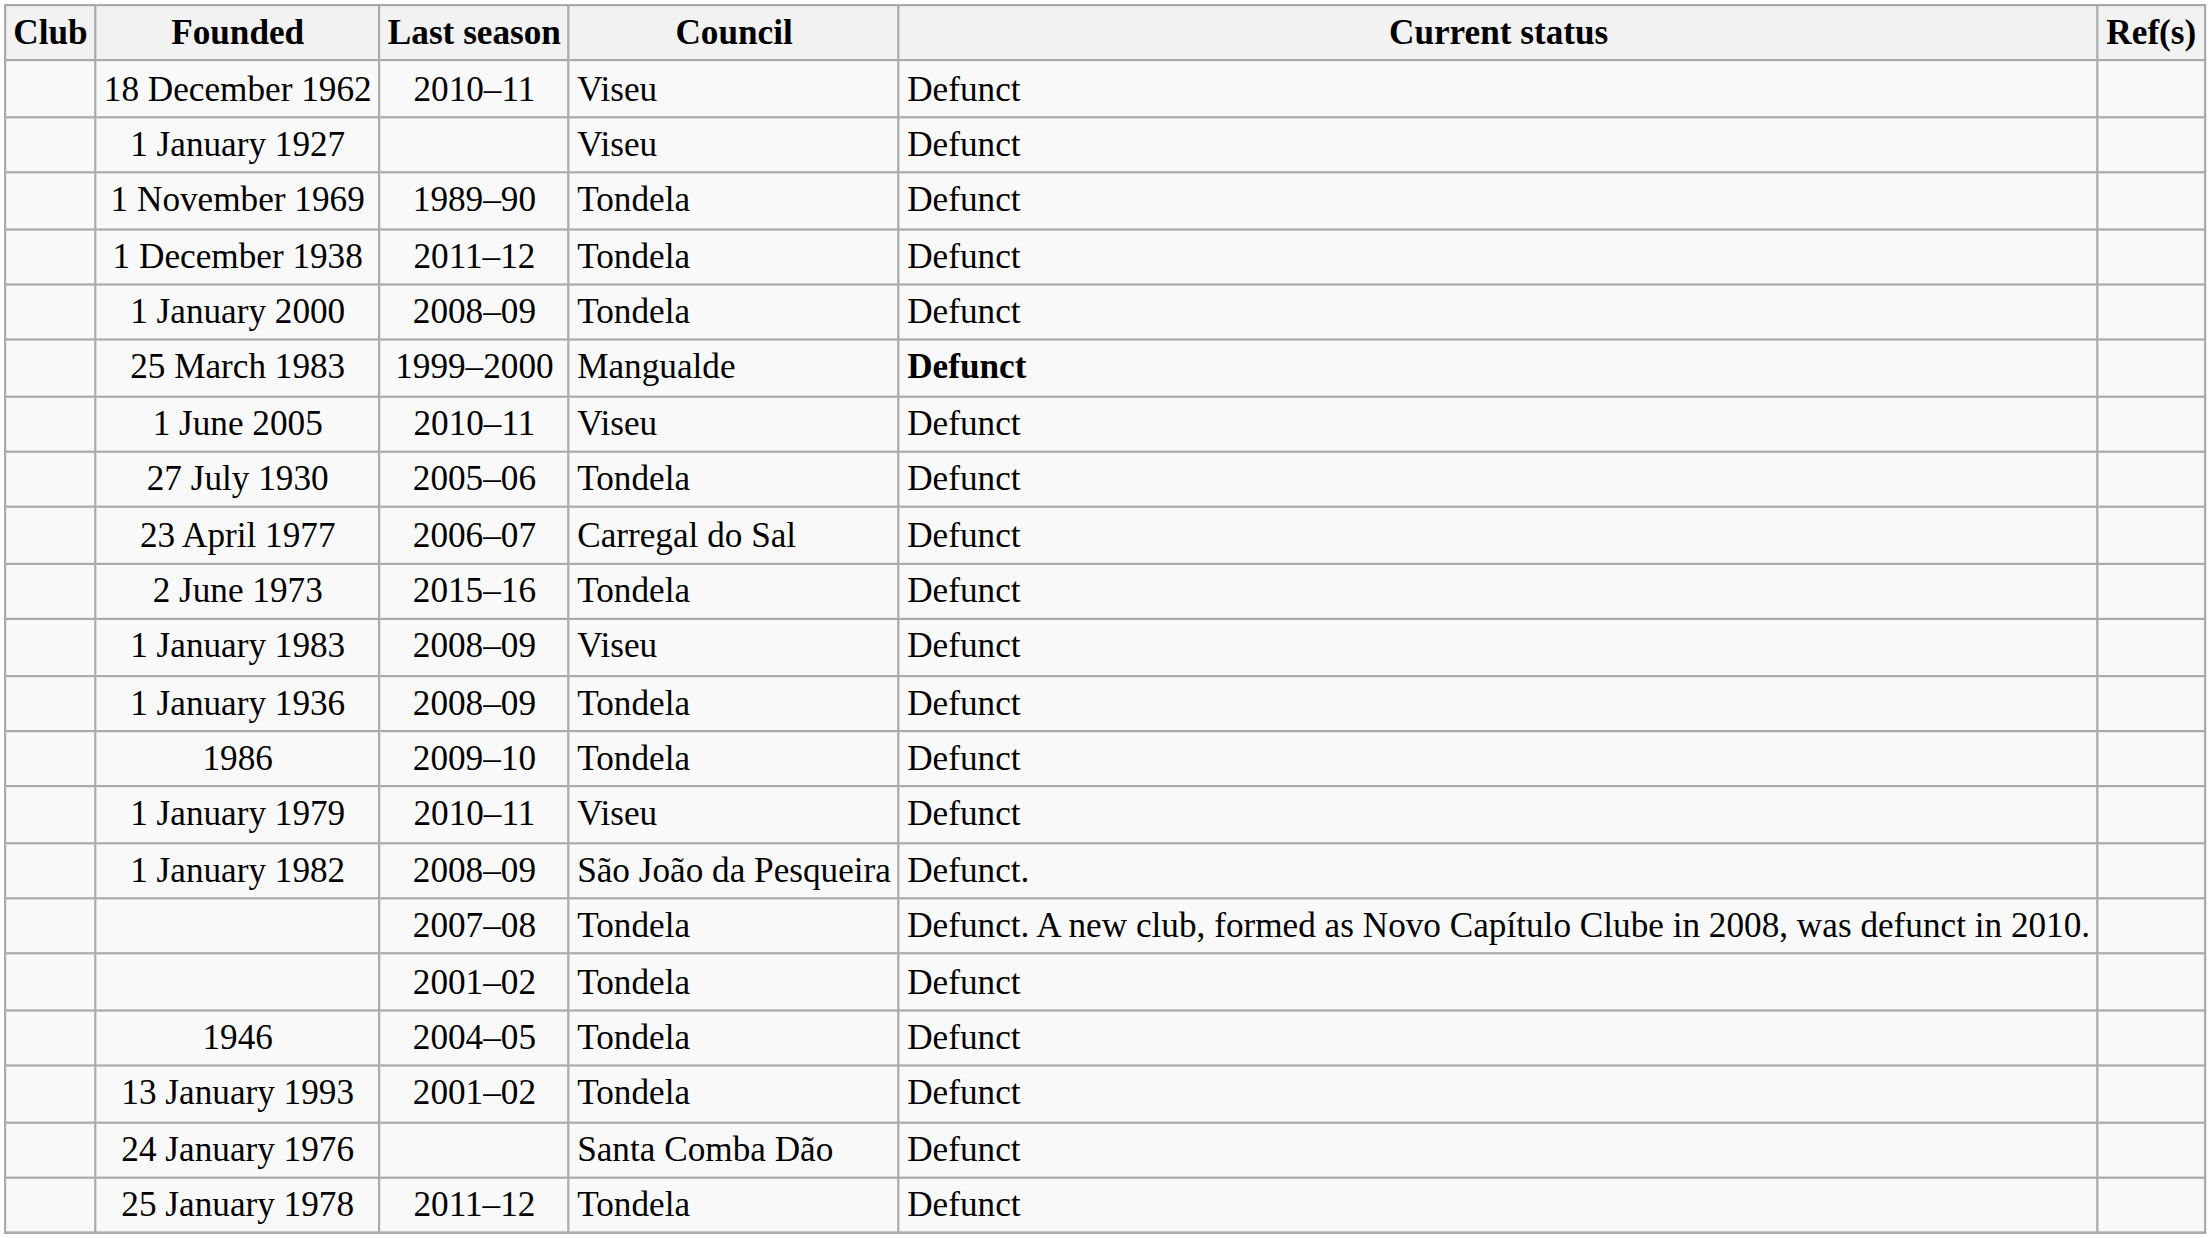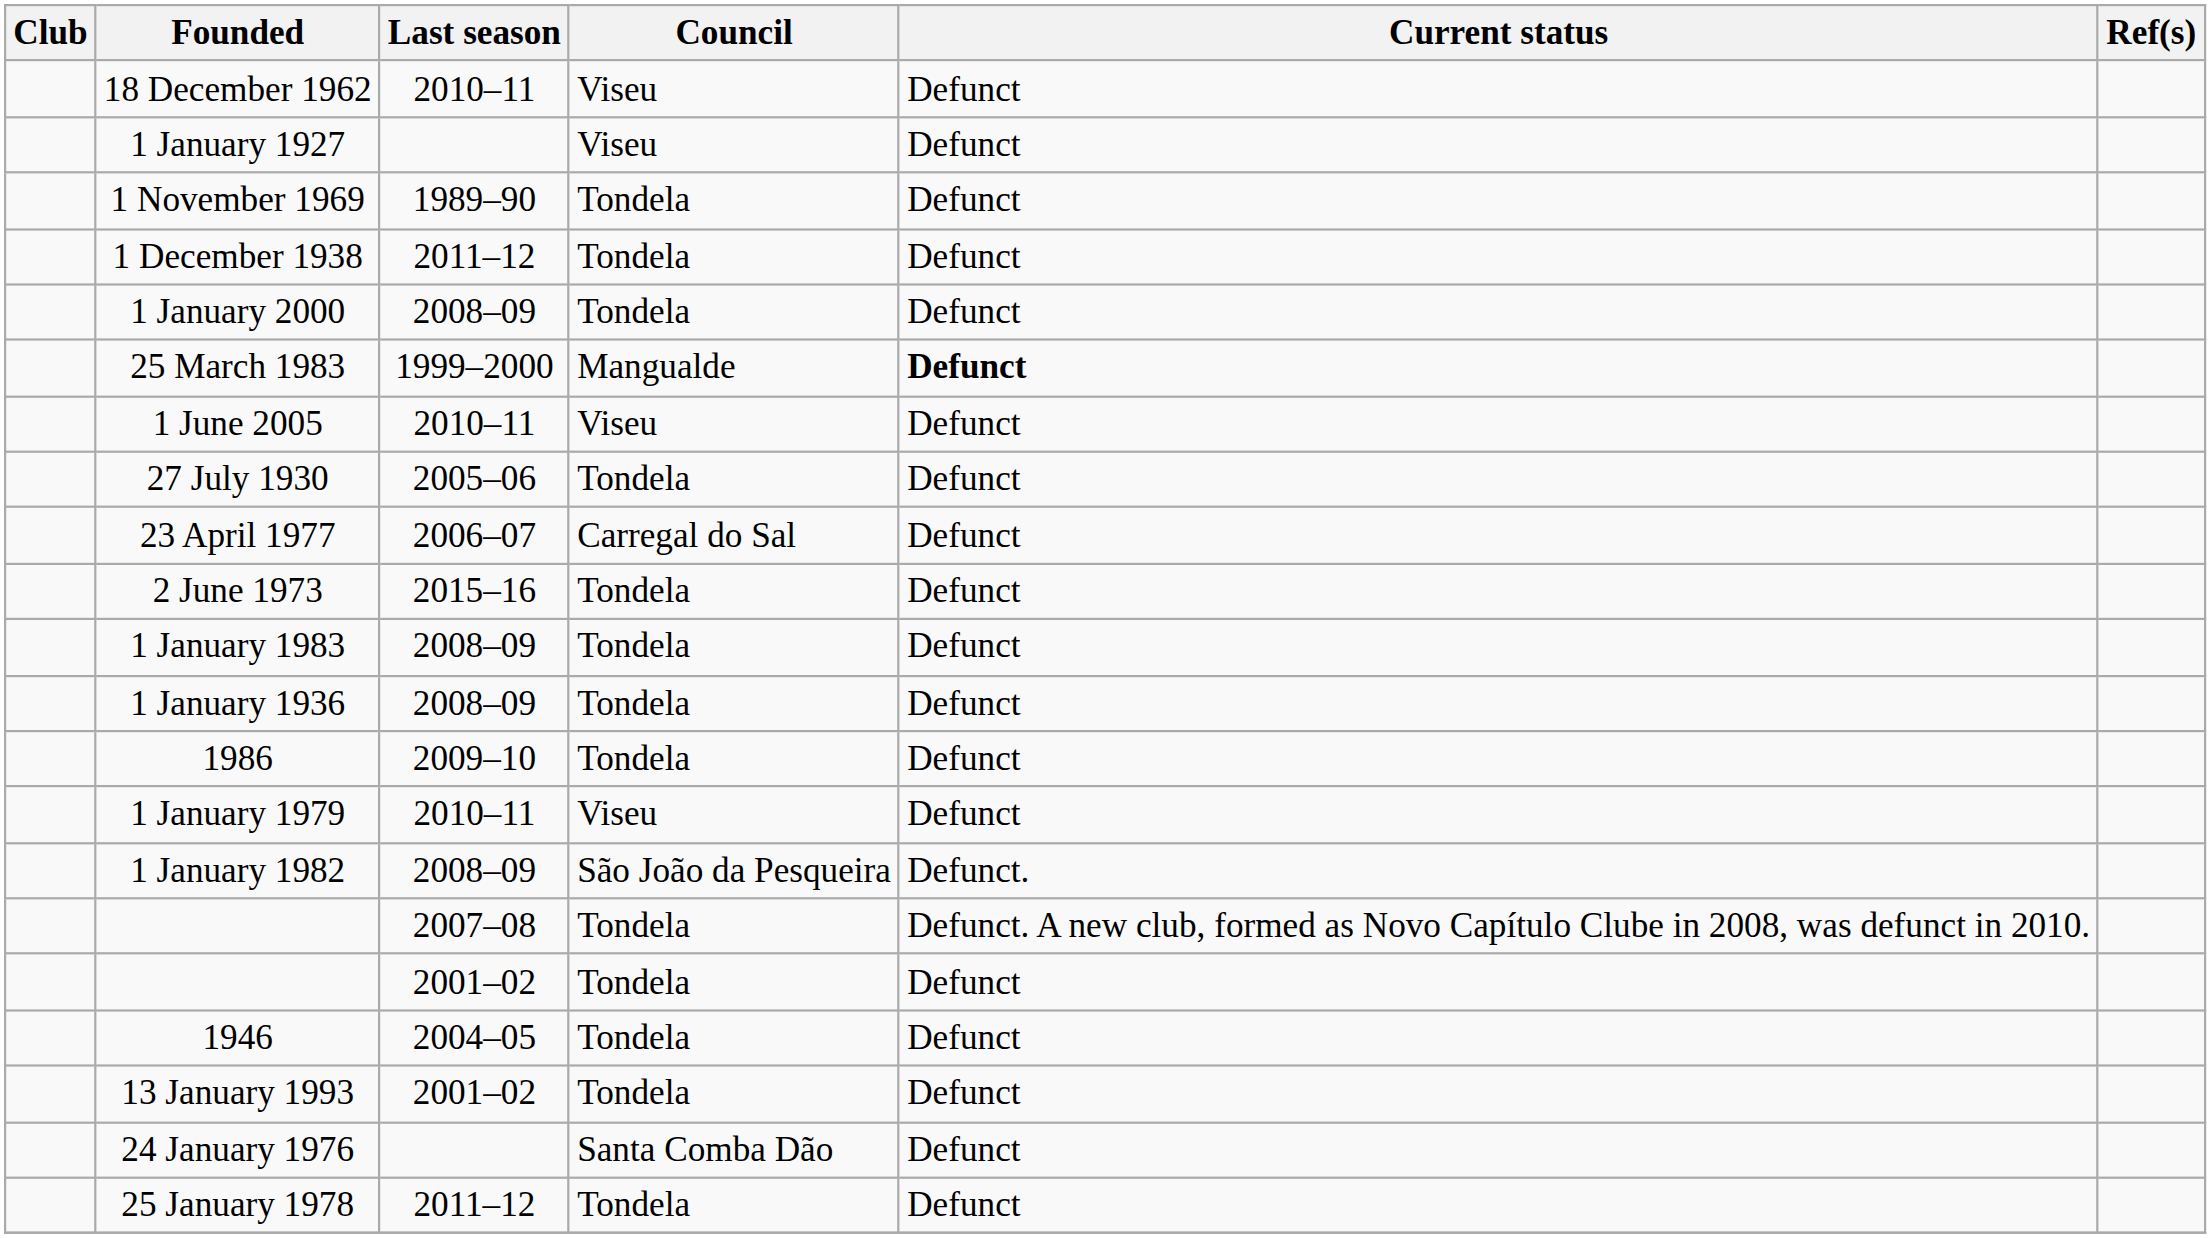(617, 646) Viseu -> (634, 646) Tondela
